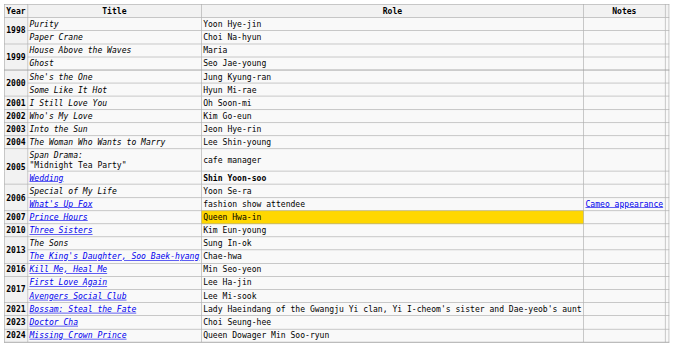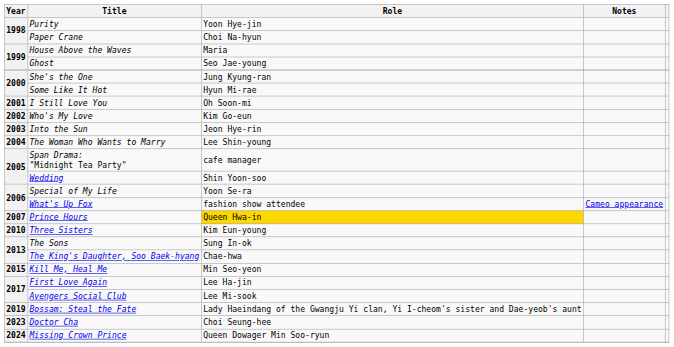(235, 178) bold -> (235, 178) normal
(16, 270) 2016 -> (16, 270) 2015
(16, 309) 2021 -> (16, 309) 2019
